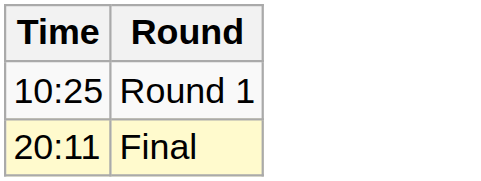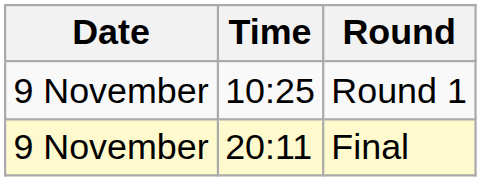+ column: (111, 32)
